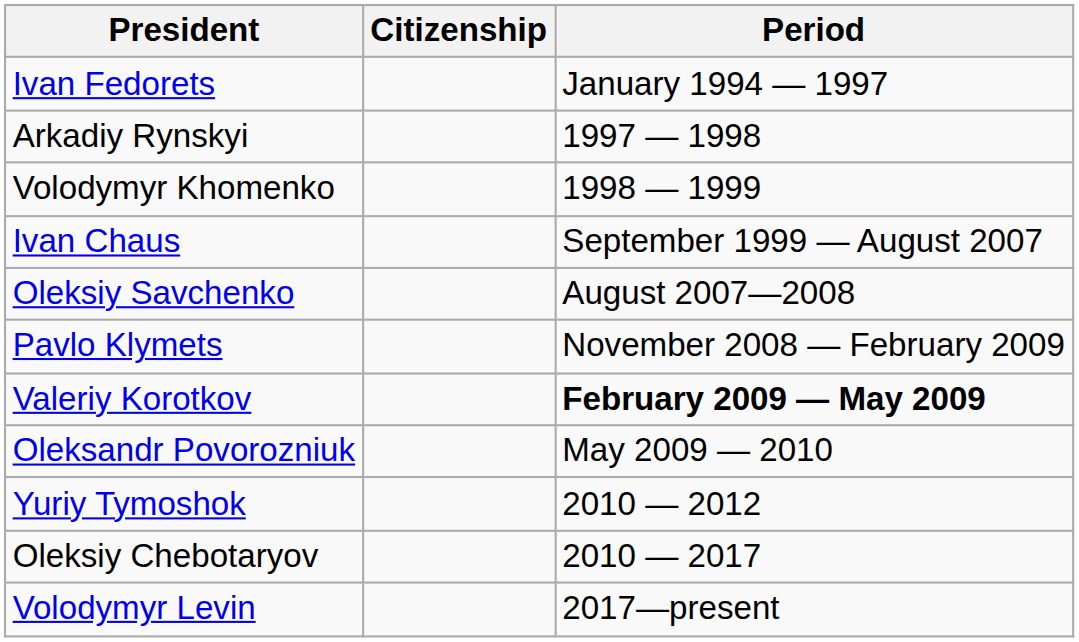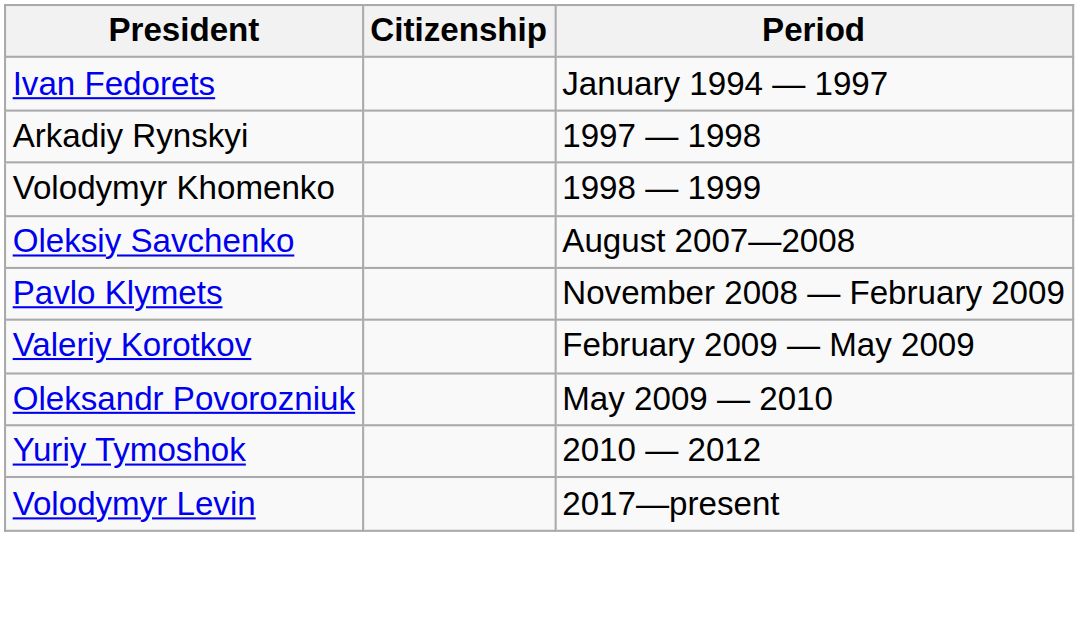- row: (96, 240)
(774, 398) bold -> (768, 345) normal
- row: (165, 556)
